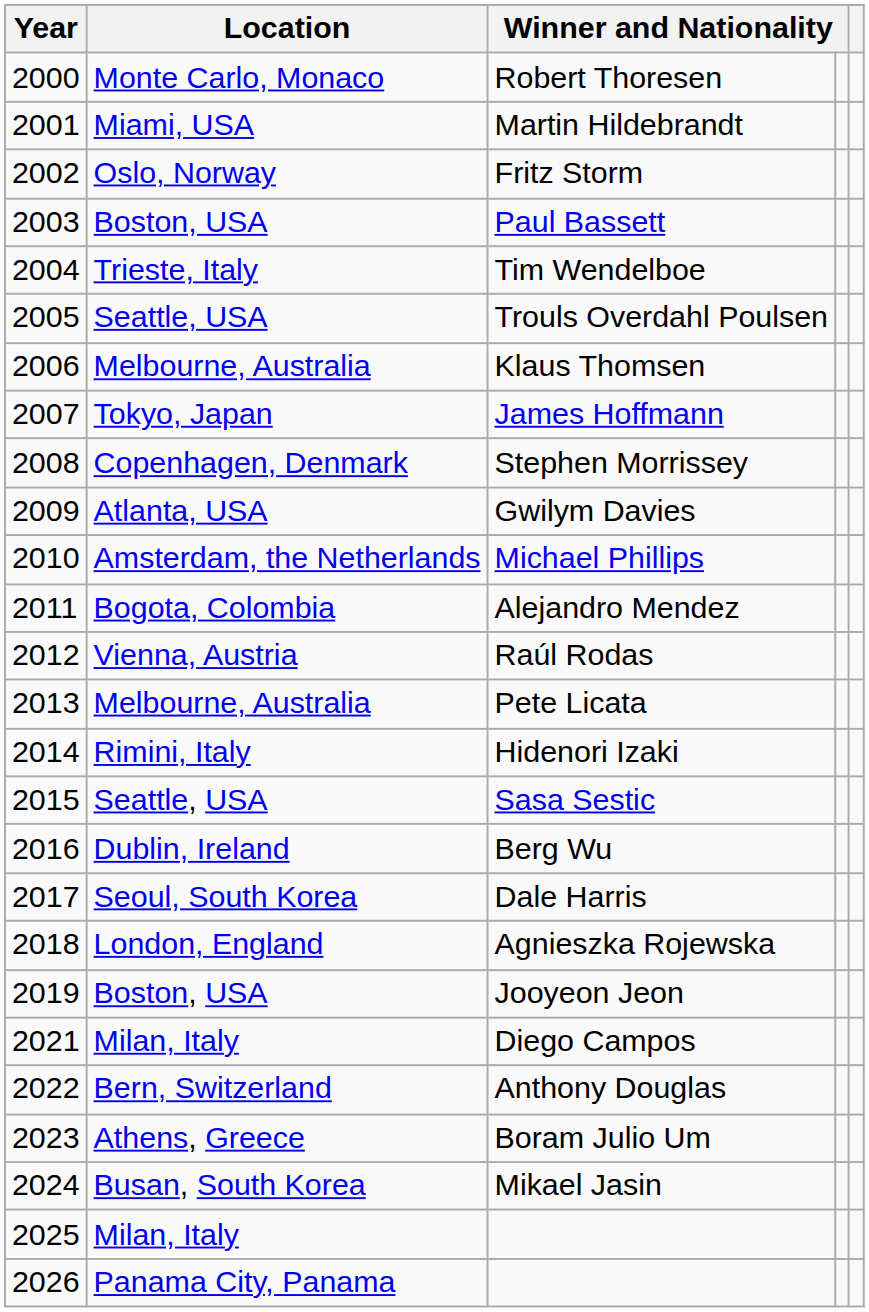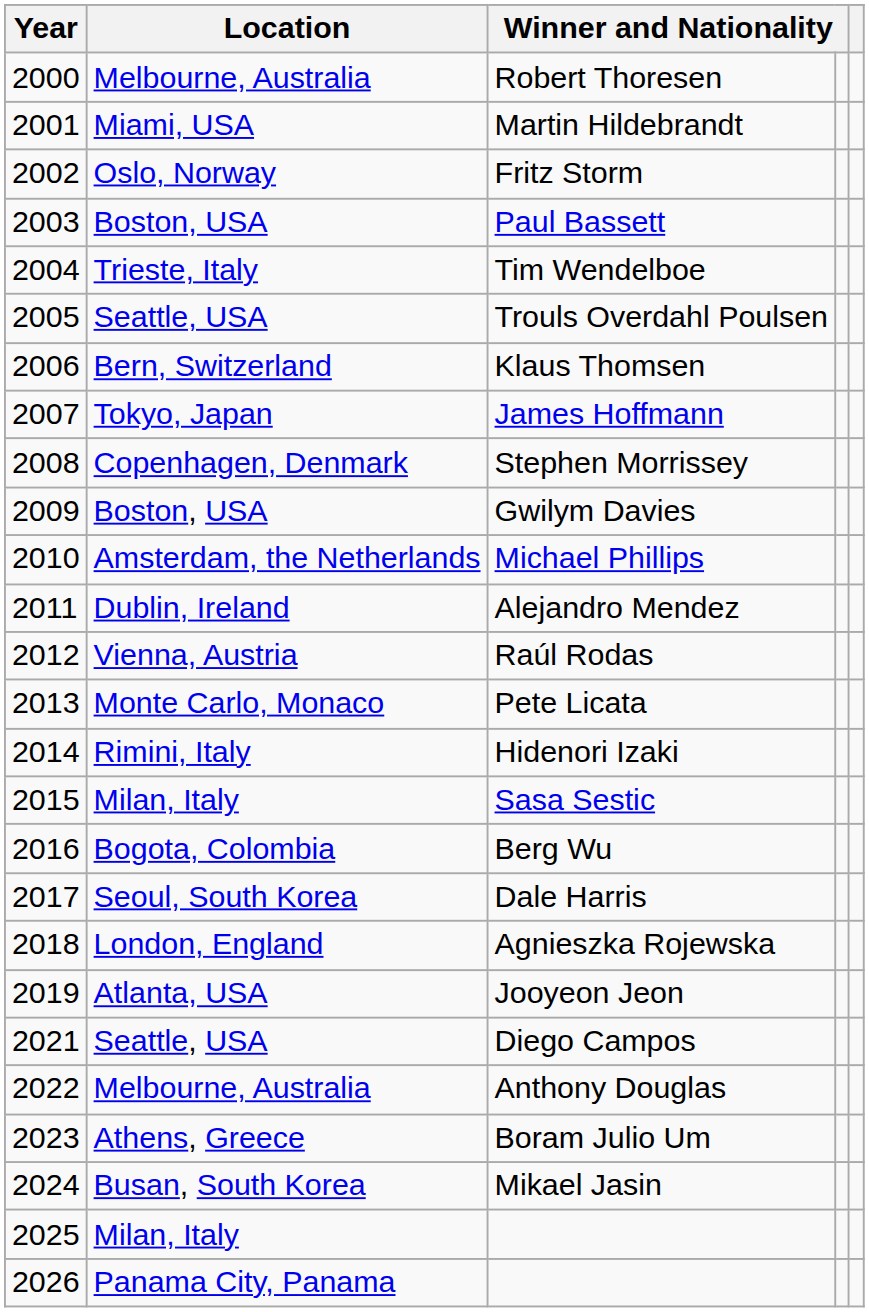(239, 76) Monte Carlo, Monaco -> (232, 76) Melbourne, Australia
(232, 366) Melbourne, Australia -> (213, 366) Bern, Switzerland
(181, 510) Atlanta, USA -> (181, 510) Boston, USA
(214, 607) Bogota, Colombia -> (192, 607) Dublin, Ireland
(232, 703) Melbourne, Australia -> (239, 703) Monte Carlo, Monaco
(181, 800) Seattle, USA -> (166, 800) Milan, Italy
(192, 848) Dublin, Ireland -> (214, 848) Bogota, Colombia
(181, 992) Boston, USA -> (181, 992) Atlanta, USA
(166, 1041) Milan, Italy -> (181, 1041) Seattle, USA
(213, 1089) Bern, Switzerland -> (232, 1089) Melbourne, Australia
